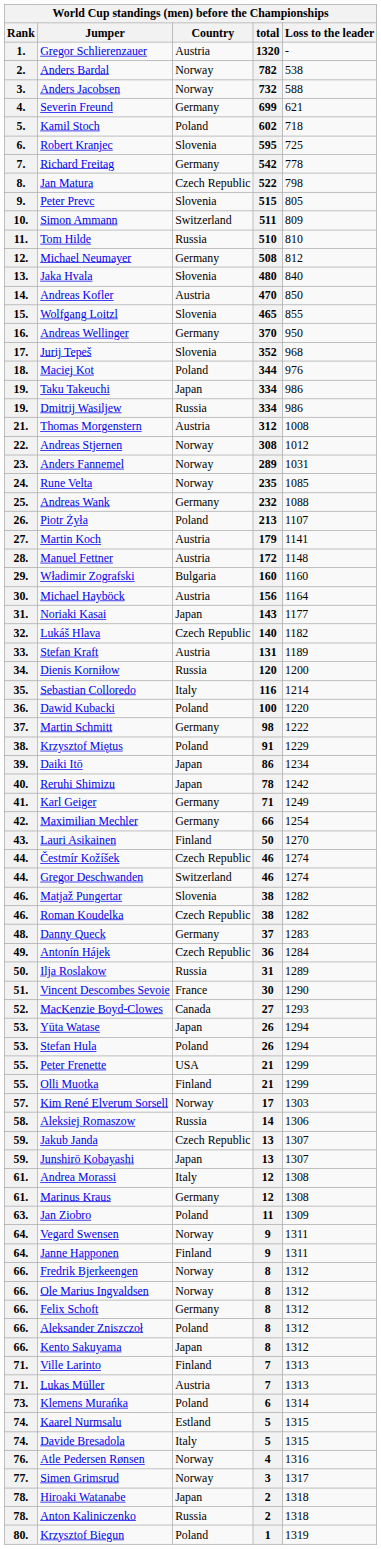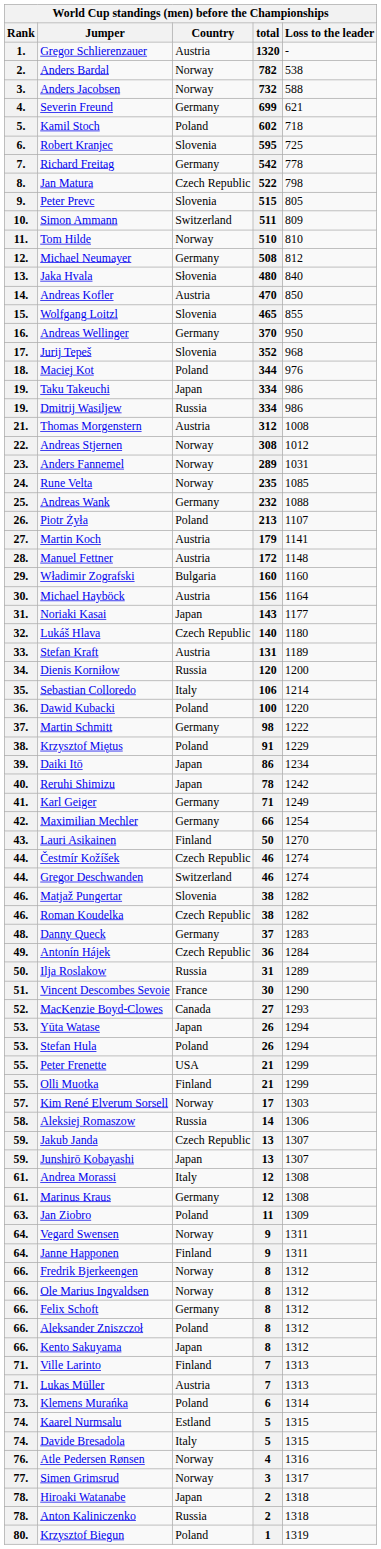(191, 239) Russia -> (194, 239) Norway
(297, 633) 1182 -> (297, 633) 1180
(268, 689) 116 -> (268, 689) 106
